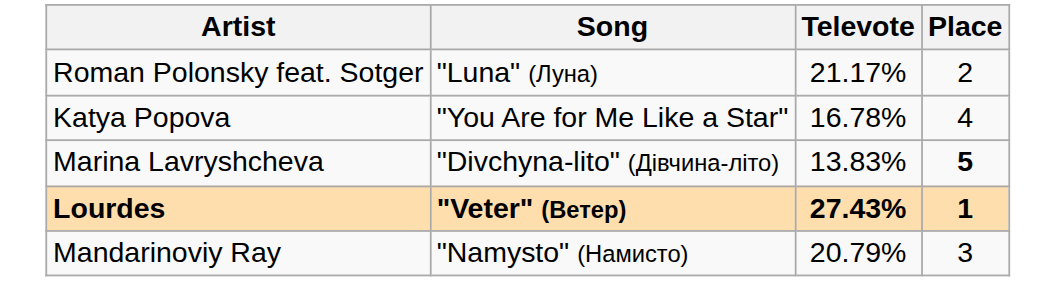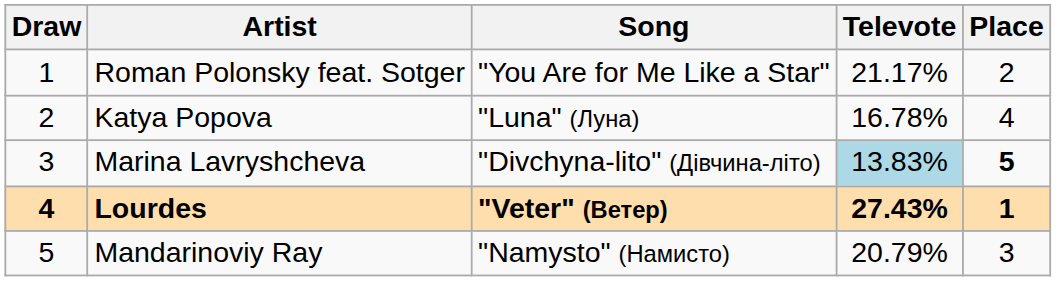+ column: (47, 27)
(517, 72) "Luna" (Луна) -> (654, 72) "You Are for Me Like a Star"
(612, 117) "You Are for Me Like a Star" -> (559, 117) "Luna" (Луна)
(858, 162) no background -> (900, 162) lightblue background
